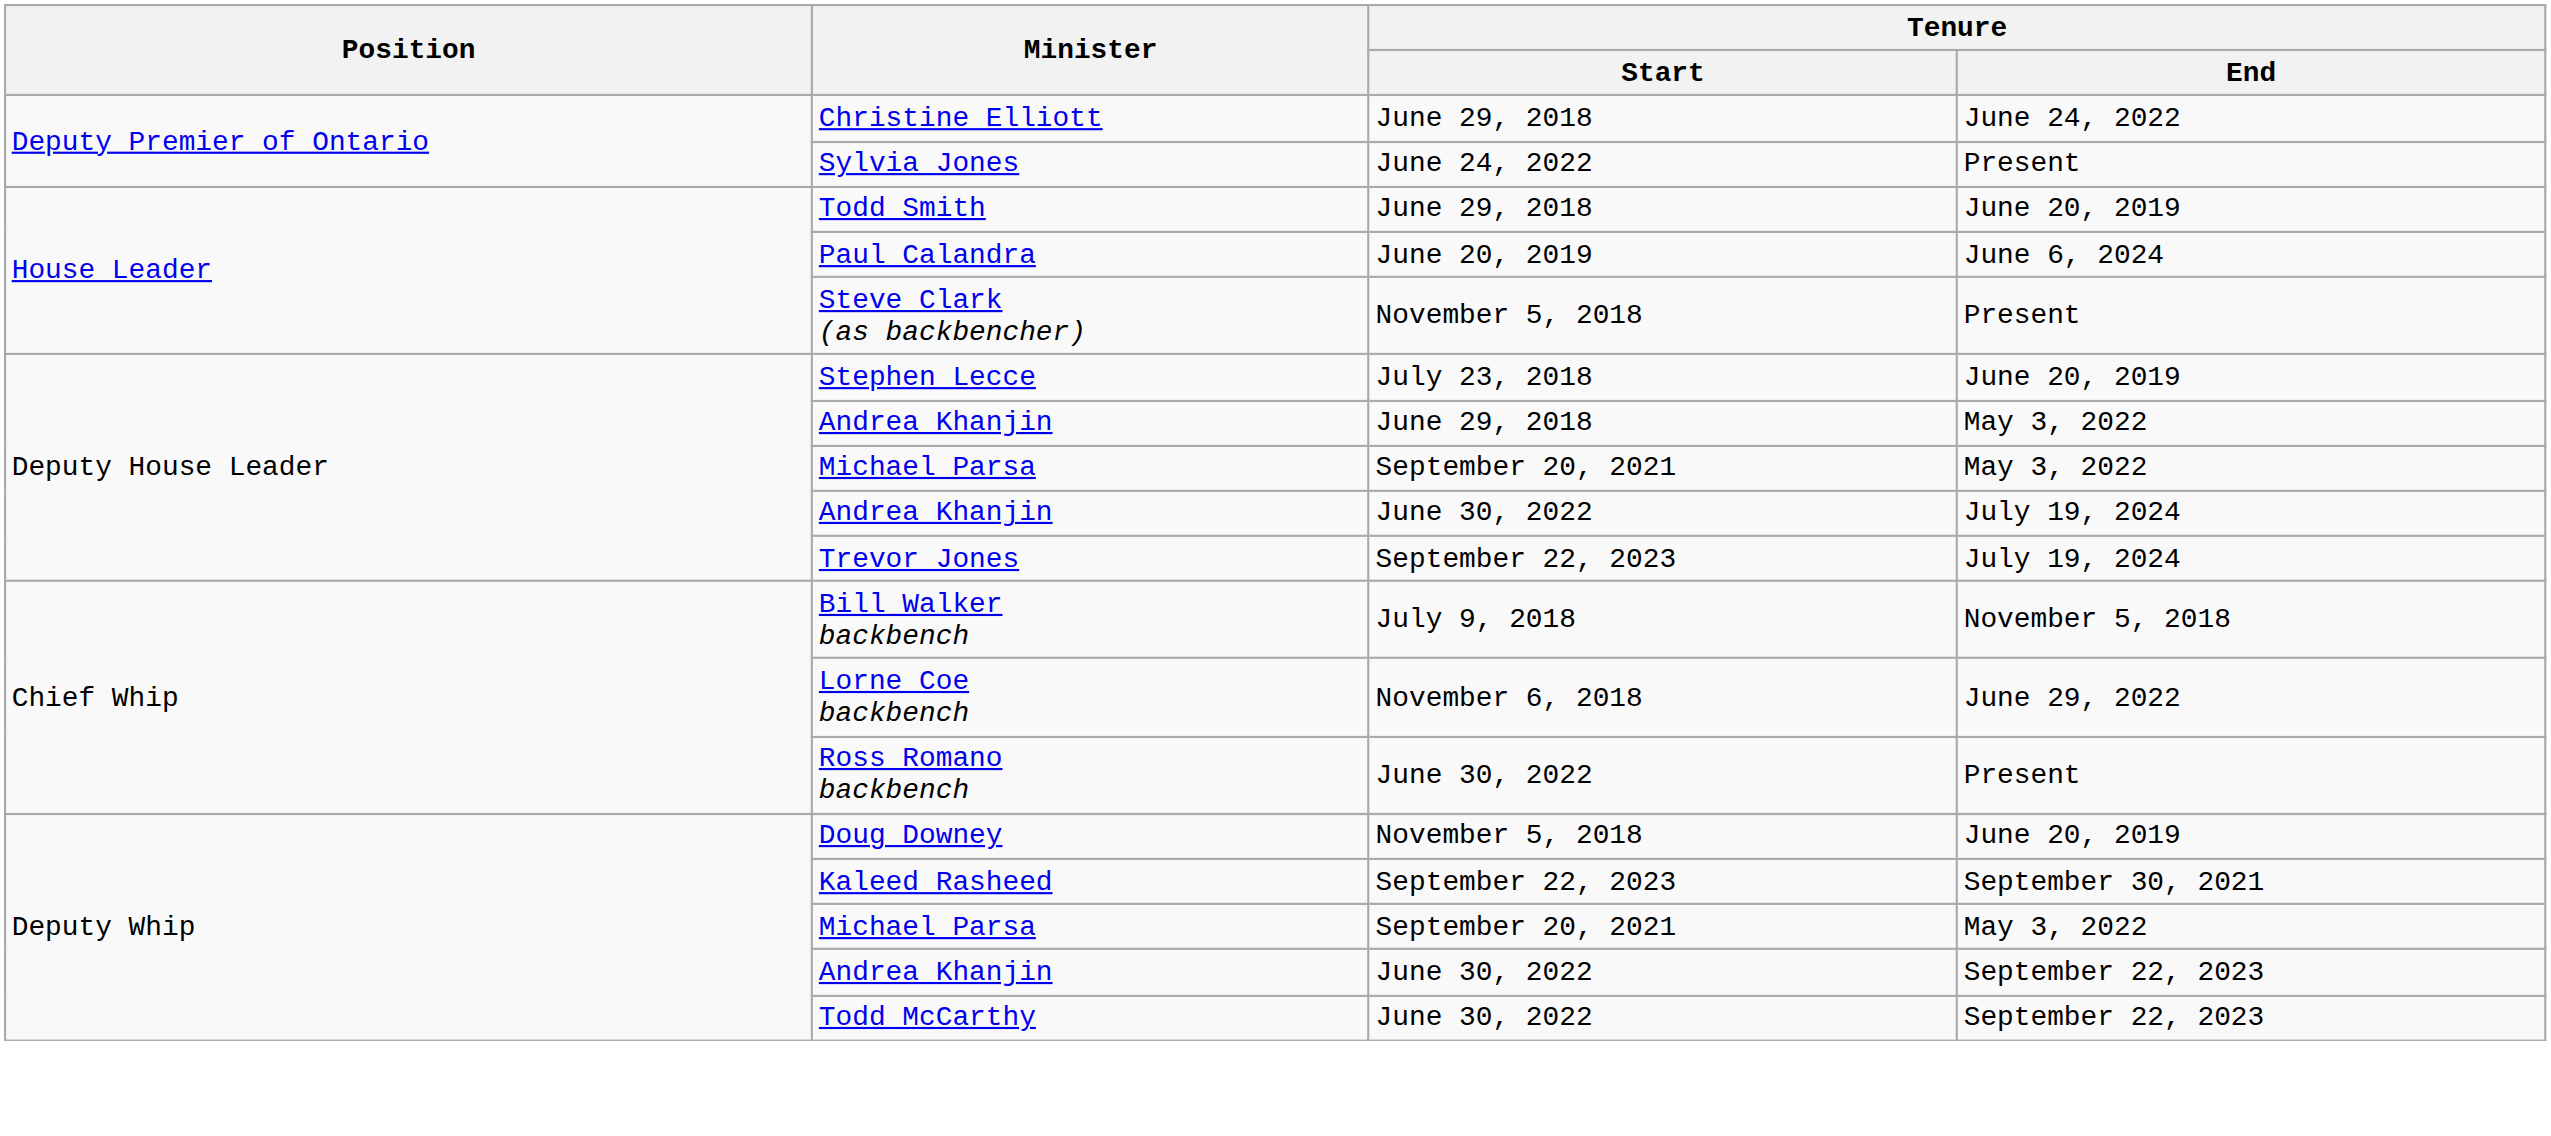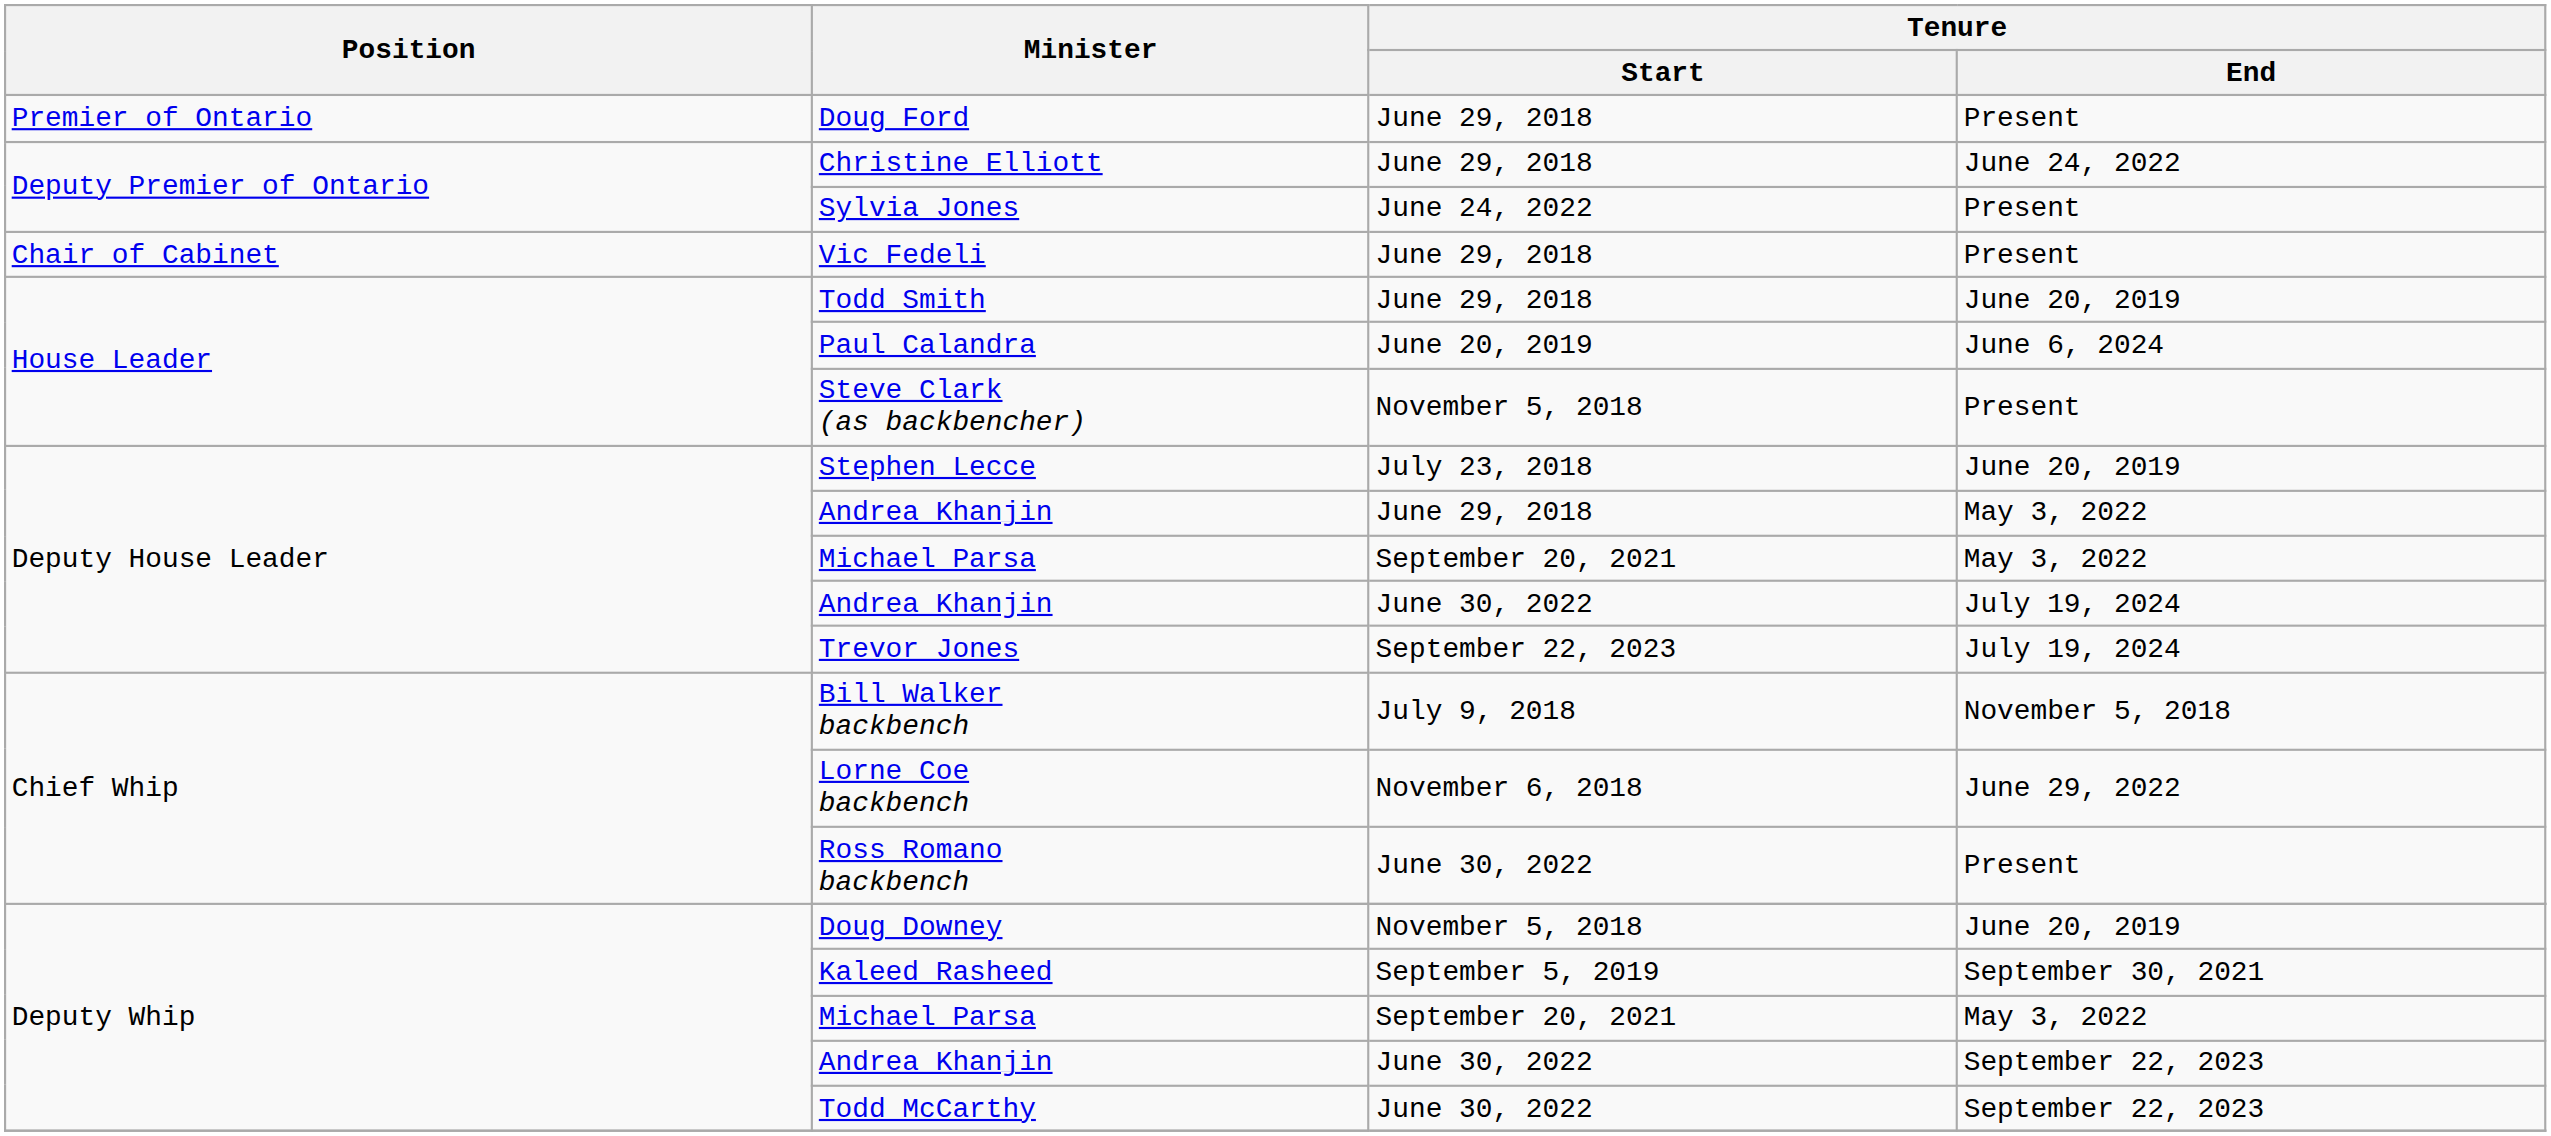+ row: (894, 118)
+ row: (902, 254)
(1526, 882) September 22, 2023 -> (1518, 972) September 5, 2019
